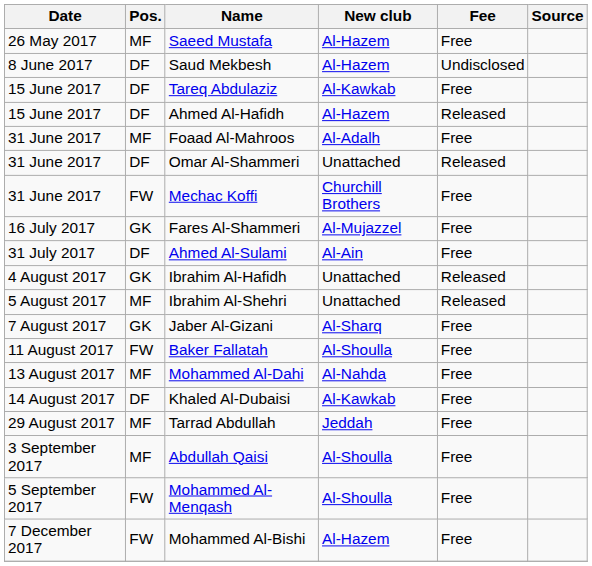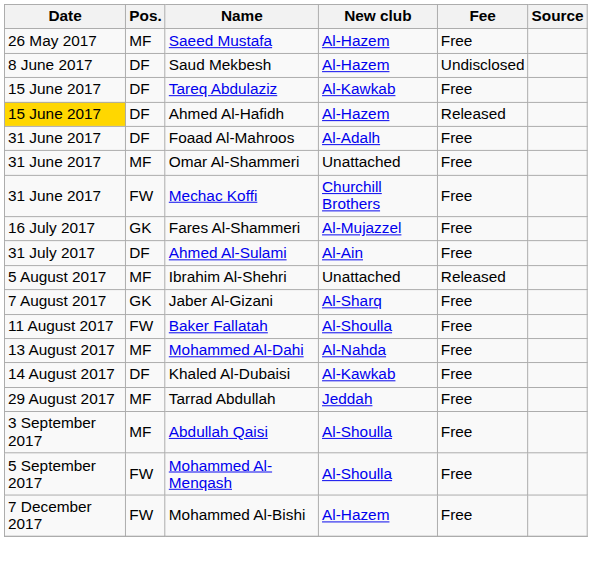(55, 114) no background -> (55, 114) gold background
(140, 138) MF -> (140, 138) DF
(140, 162) DF -> (140, 162) MF
(473, 162) Released -> (457, 162) Free
- row: (228, 277)
